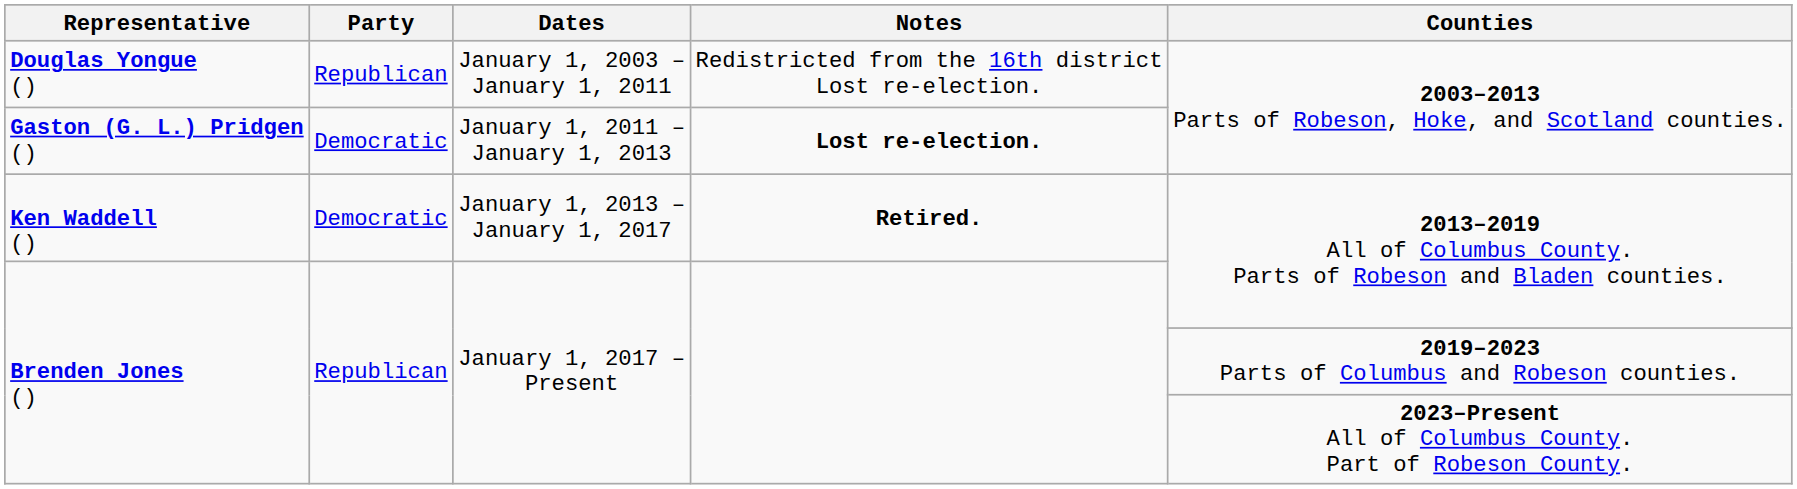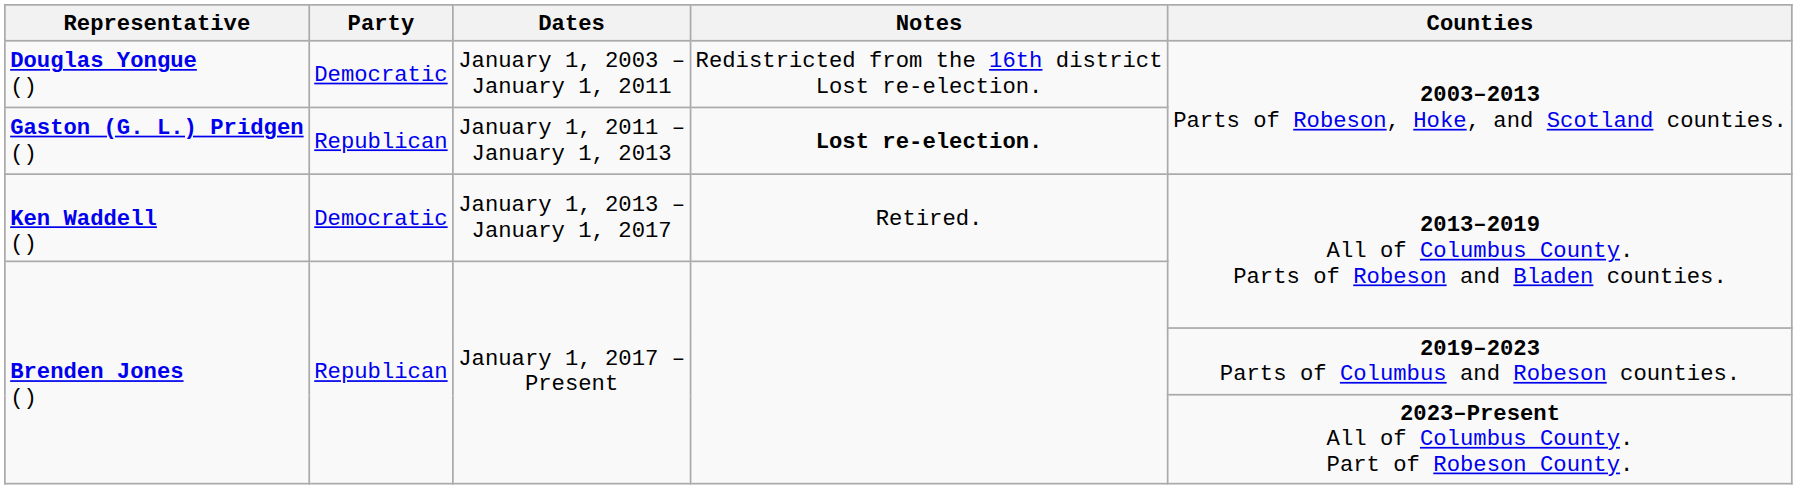(381, 74) Republican -> (381, 74) Democratic
(381, 141) Democratic -> (381, 141) Republican
(929, 218) bold -> (929, 218) normal
